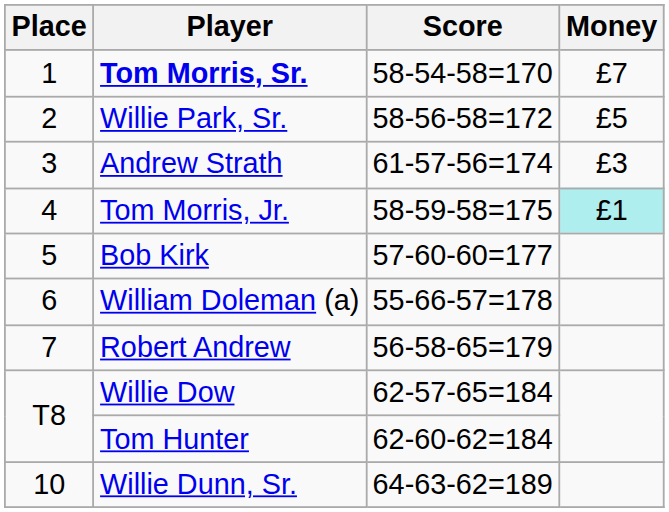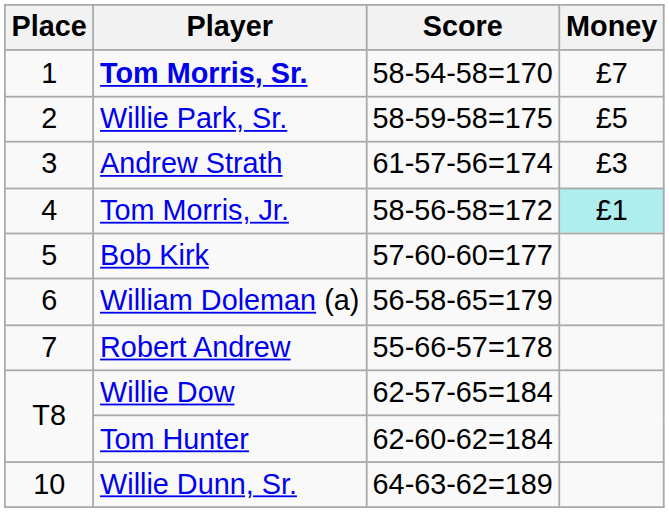(463, 118) 58-56-58=172 -> (463, 118) 58-59-58=175
(463, 210) 58-59-58=175 -> (463, 210) 58-56-58=172
(463, 301) 55-66-57=178 -> (463, 301) 56-58-65=179
(463, 347) 56-58-65=179 -> (463, 347) 55-66-57=178
